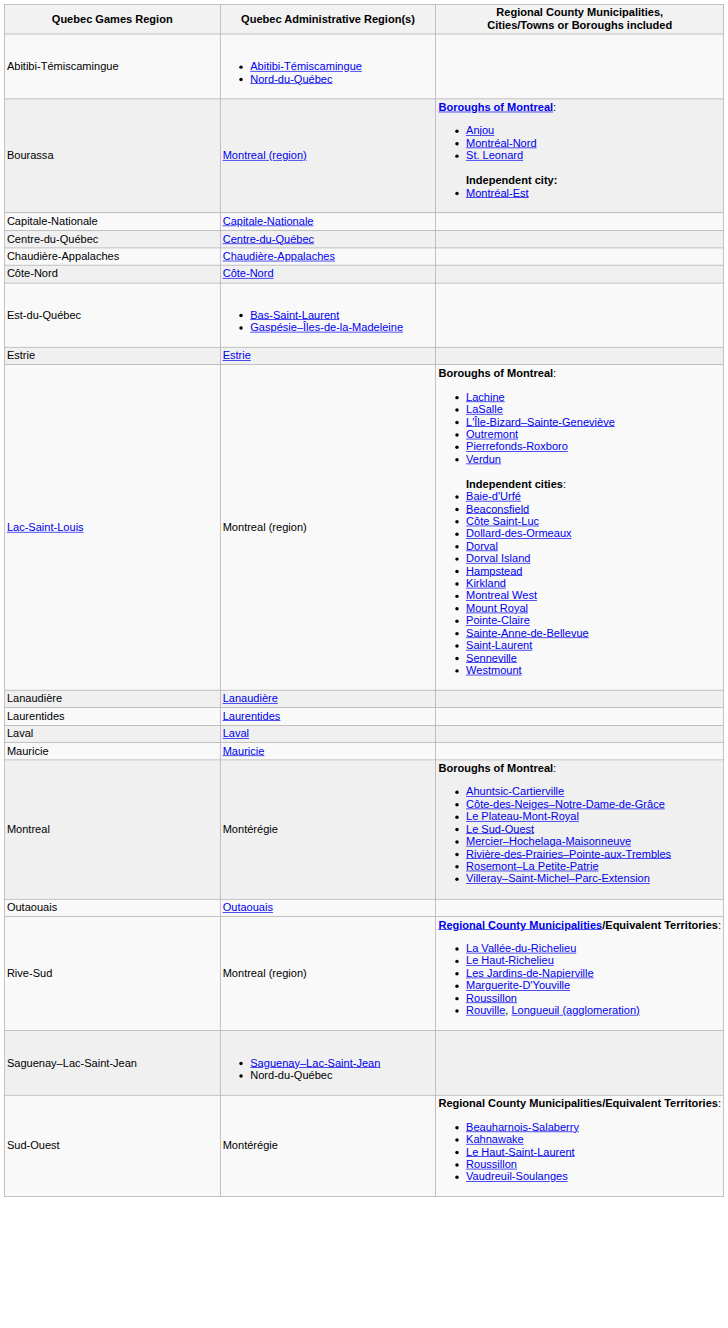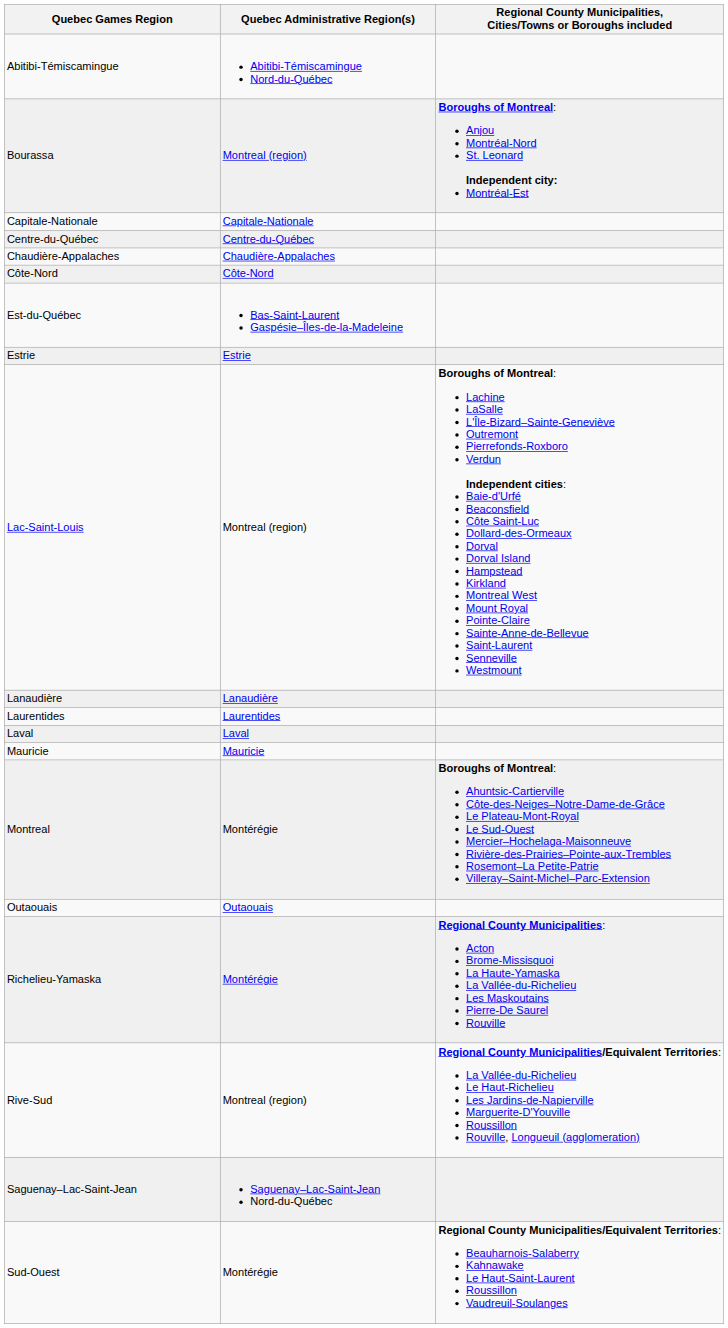+ row: (54, 979)
